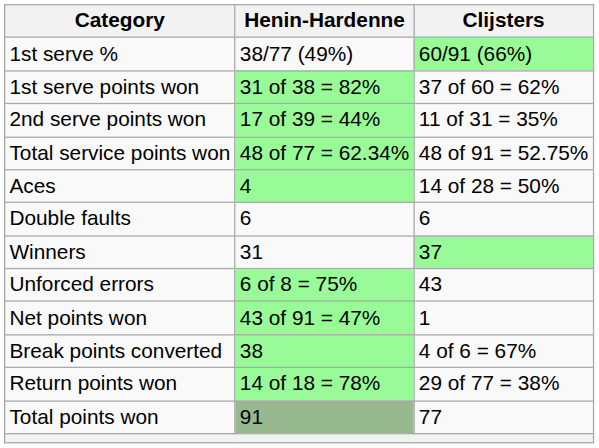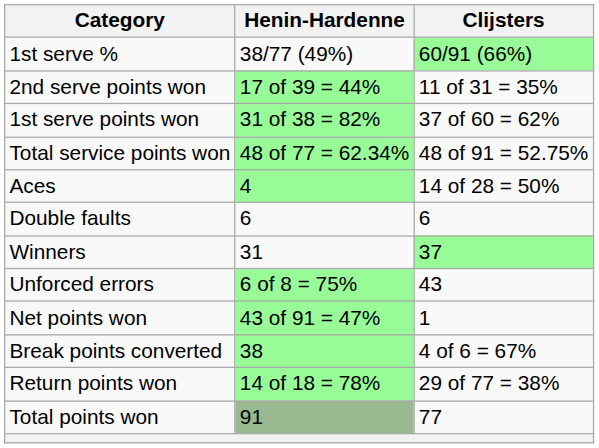rows swapped: (104, 86) <-> (108, 119)
